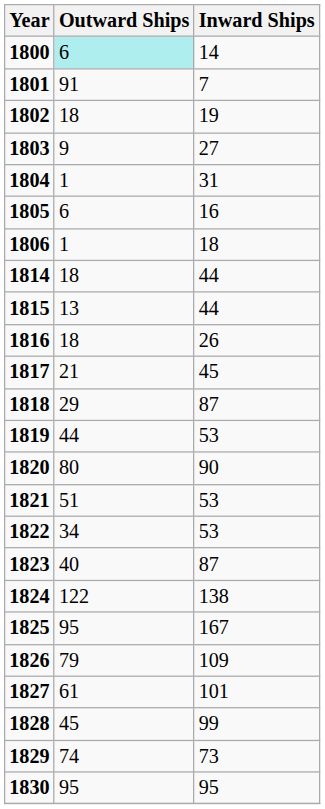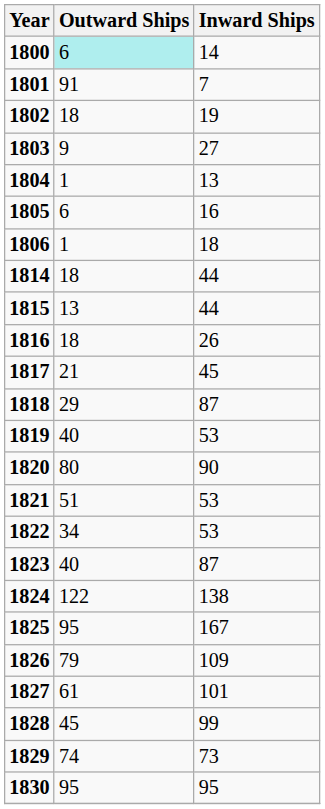(209, 180) 31 -> (209, 180) 13
(69, 436) 44 -> (69, 436) 40
